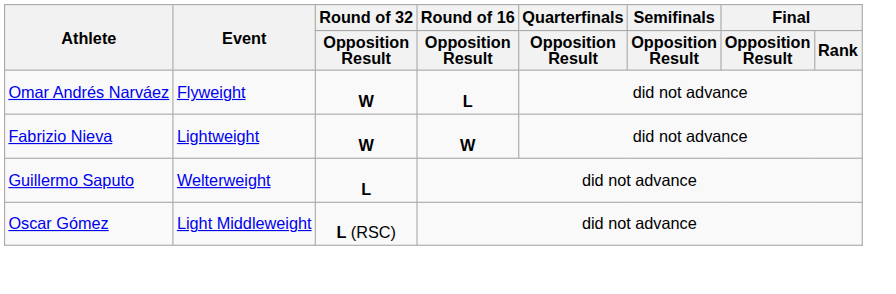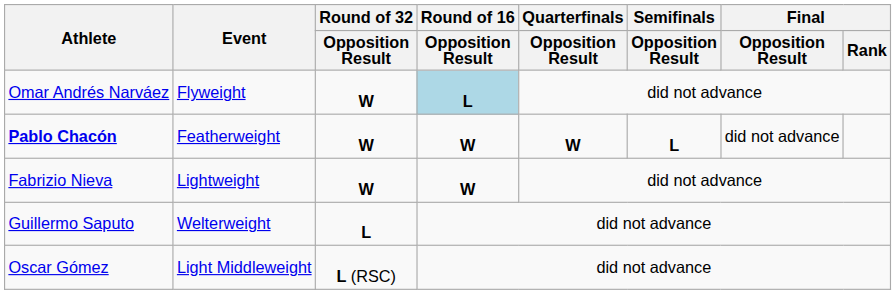(468, 102) no background -> (468, 102) lightblue background
+ row: (63, 137)
